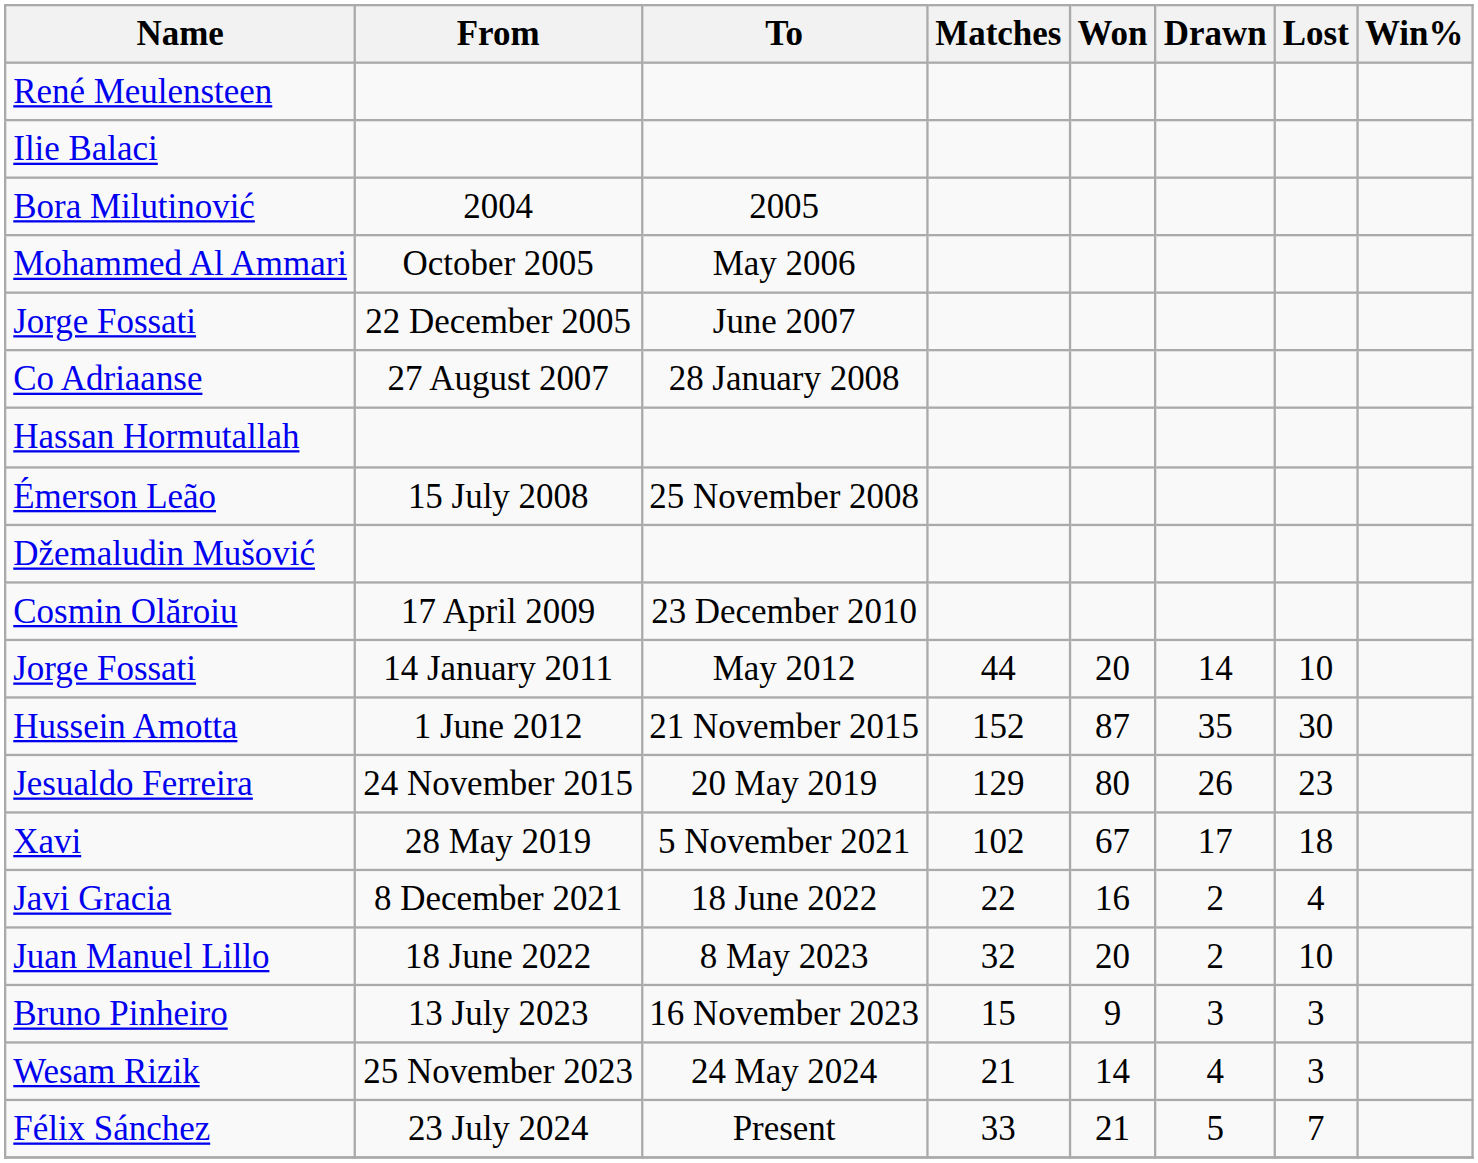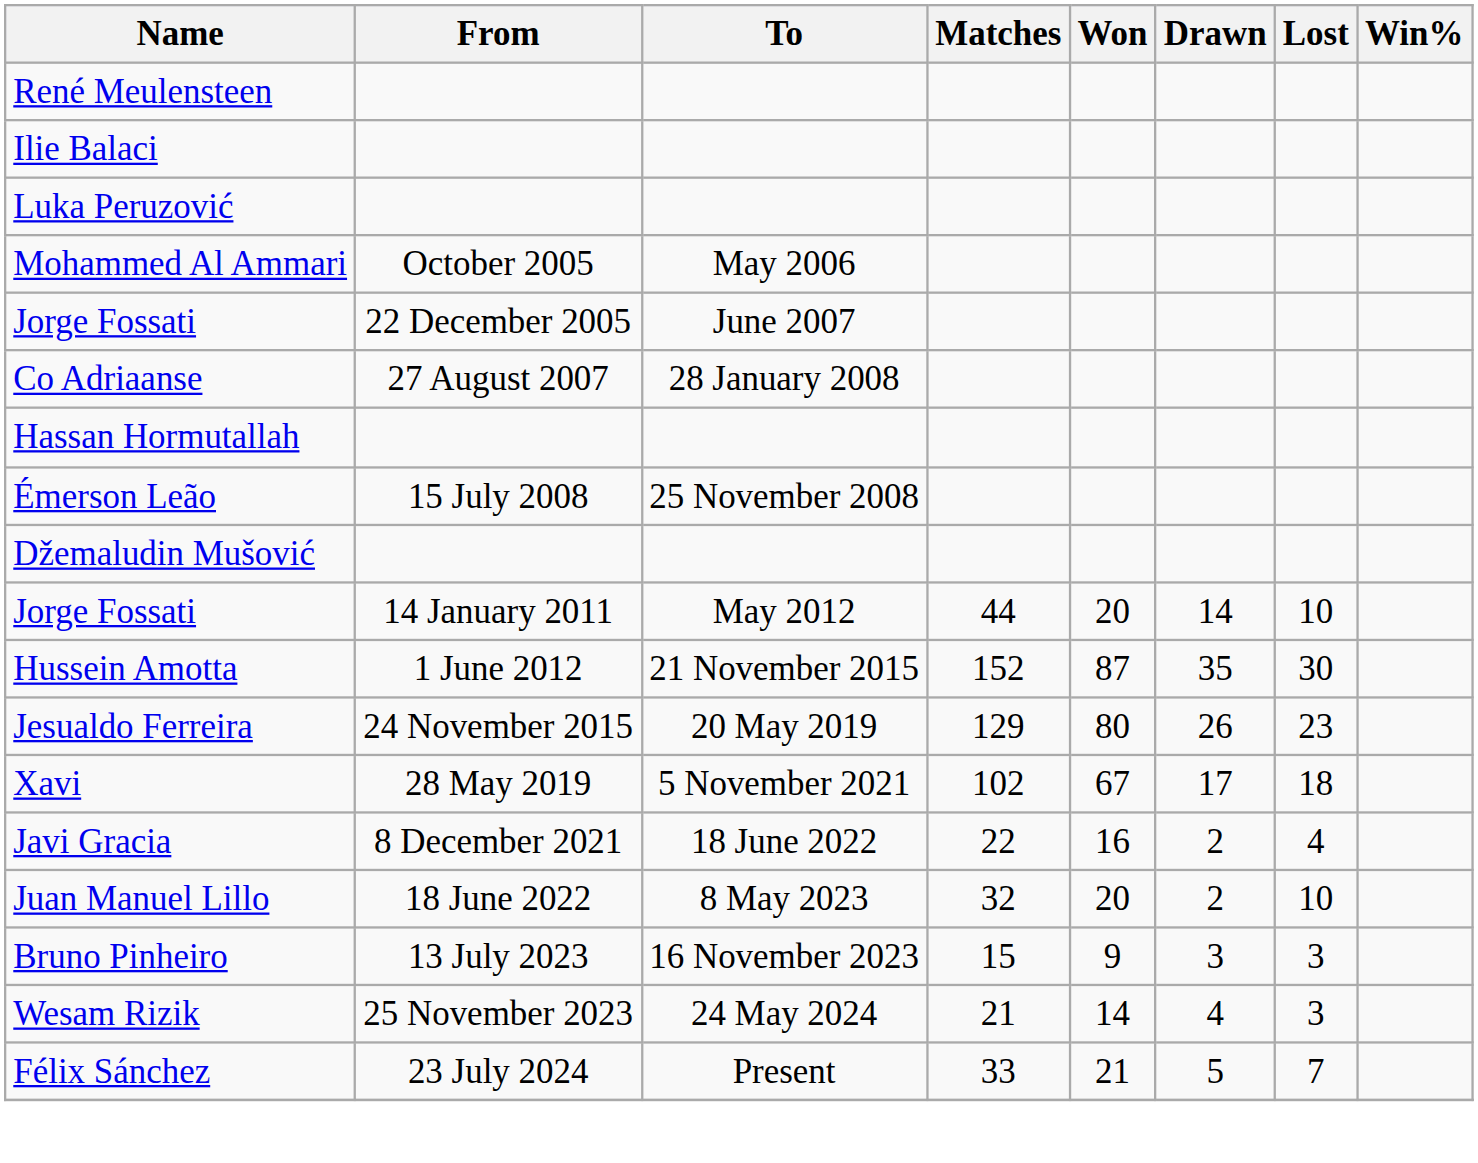+ row: (123, 206)
- row: (134, 206)
- row: (125, 609)
